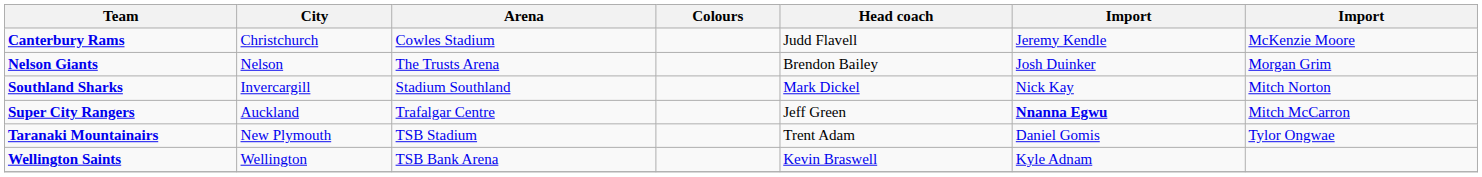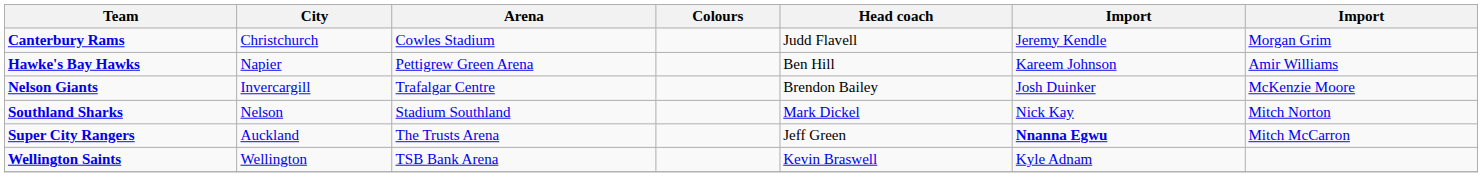(1302, 40) McKenzie Moore -> (1290, 40) Morgan Grim
+ row: (74, 64)
(262, 64) Nelson -> (275, 87) Invercargill
(447, 64) The Trusts Arena -> (445, 87) Trafalgar Centre
(1290, 64) Morgan Grim -> (1302, 87) McKenzie Moore
(275, 87) Invercargill -> (262, 111) Nelson
(445, 111) Trafalgar Centre -> (447, 135) The Trusts Arena
- row: (83, 135)
